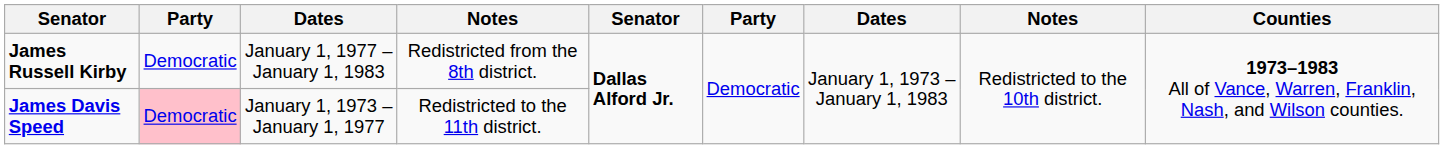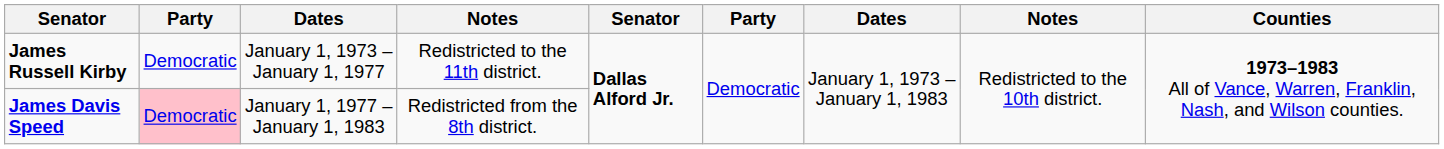(319, 61) January 1, 1977 – January 1, 1983 -> (319, 61) January 1, 1973 – January 1, 1977
(493, 61) Redistricted from the 8th district. -> (493, 61) Redistricted to the 11th district.
(319, 116) January 1, 1973 – January 1, 1977 -> (319, 116) January 1, 1977 – January 1, 1983
(493, 116) Redistricted to the 11th district. -> (493, 116) Redistricted from the 8th district.
